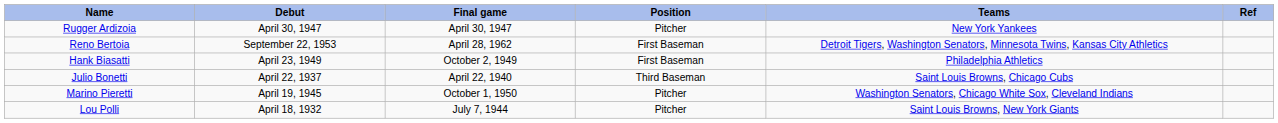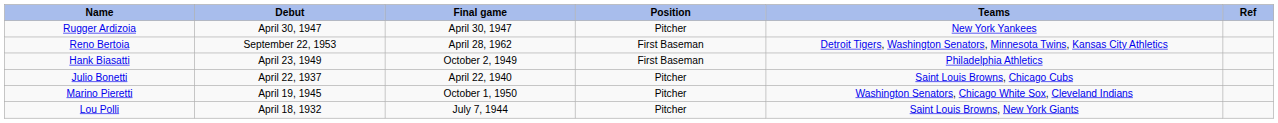(671, 77) Third Baseman -> (671, 77) Pitcher
